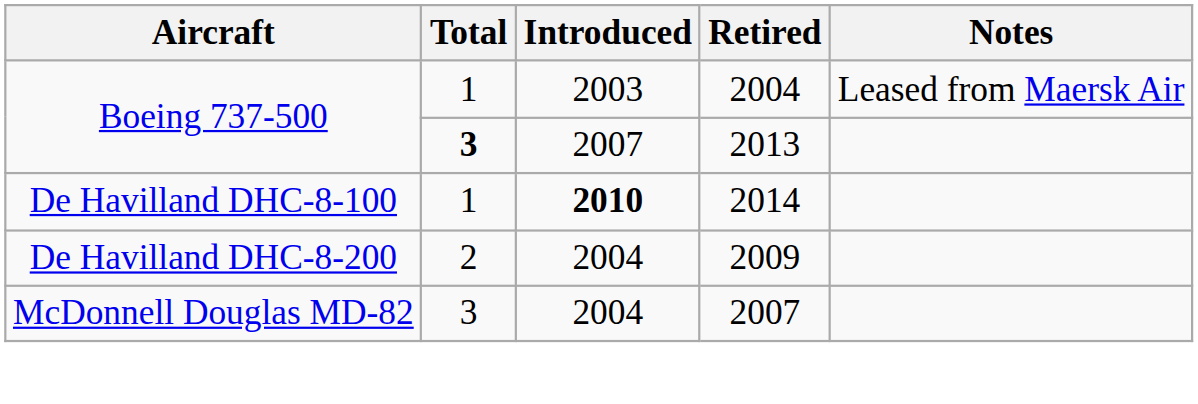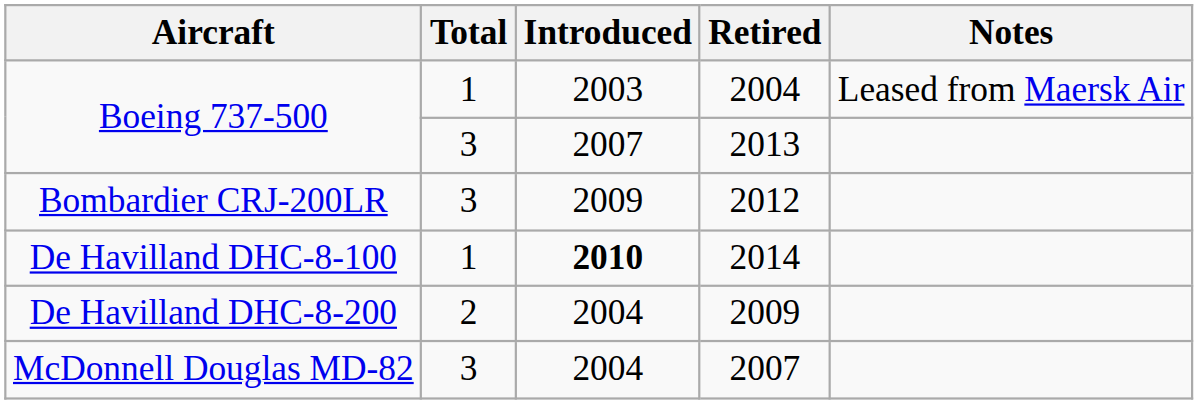(469, 144) bold -> (469, 144) normal
+ row: (765, 200)
